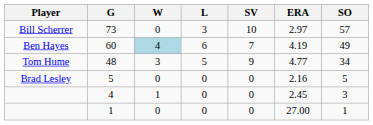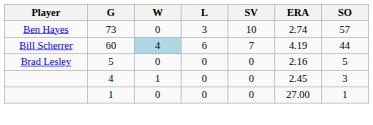(46, 29) Bill Scherrer -> (46, 29) Ben Hayes
(298, 29) 2.97 -> (298, 29) 2.74
(46, 45) Ben Hayes -> (46, 45) Bill Scherrer
(345, 45) 49 -> (345, 45) 44
- row: (111, 62)
